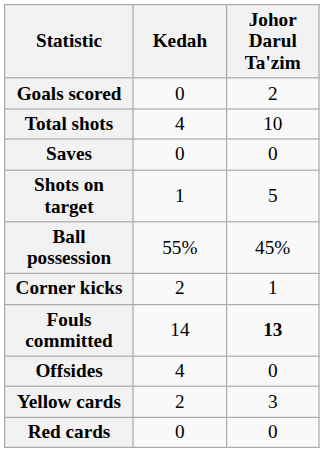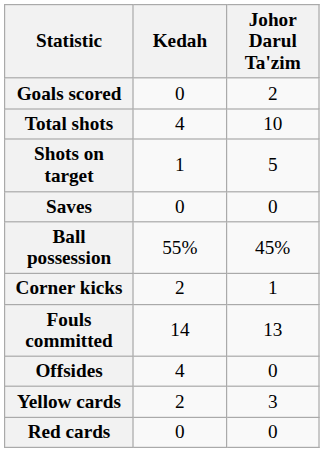rows swapped: (69, 195) <-> (69, 154)
(273, 330) bold -> (273, 330) normal
